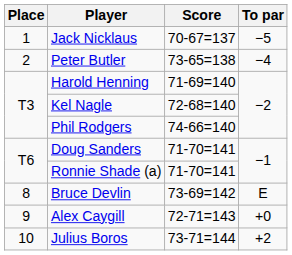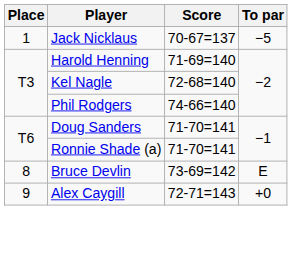- row: (88, 60)
- row: (89, 238)
